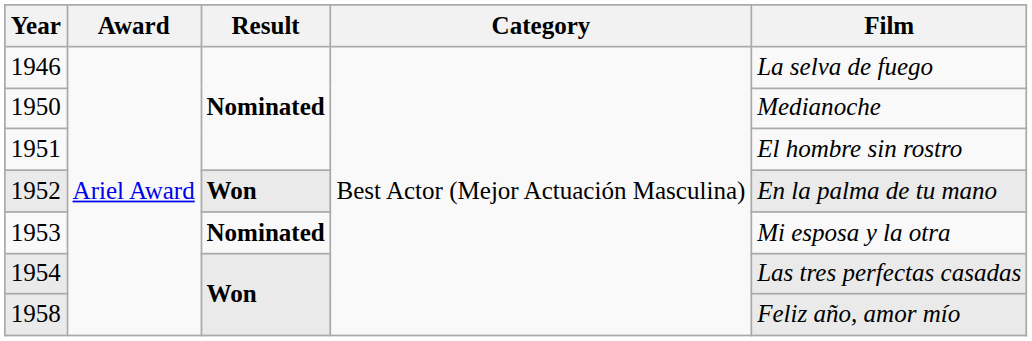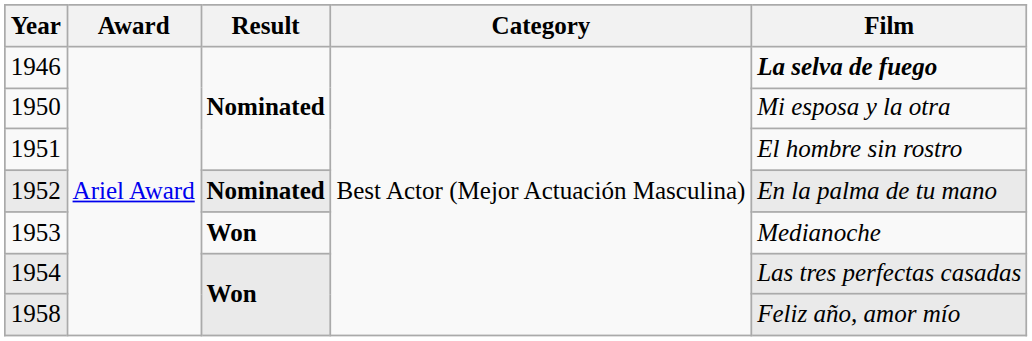(845, 66) normal -> (847, 66) bold
(819, 108) Medianoche -> (854, 108) Mi esposa y la otra
(232, 190) Won -> (266, 190) Nominated
(266, 232) Nominated -> (232, 232) Won
(854, 232) Mi esposa y la otra -> (819, 232) Medianoche
